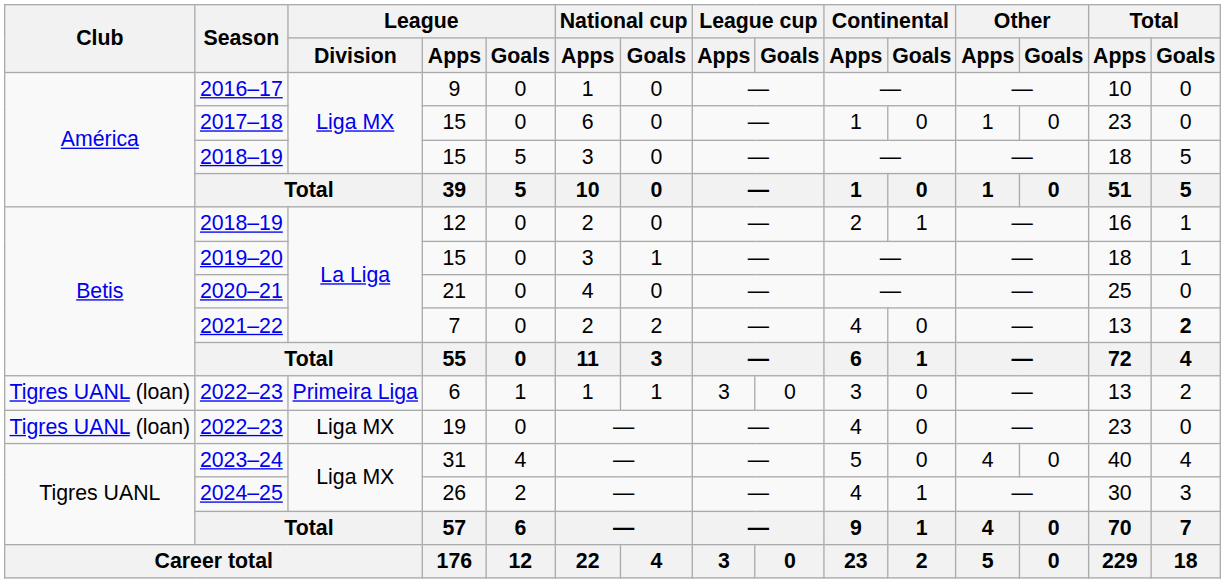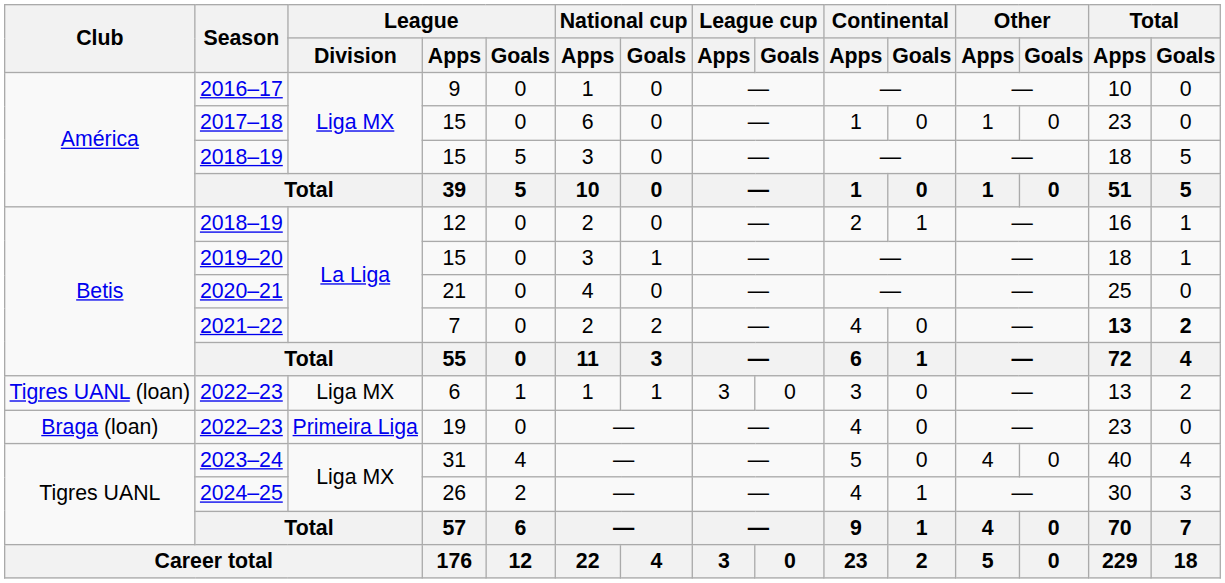(1120, 325) normal -> (1120, 325) bold
(355, 392) Primeira Liga -> (355, 392) Liga MX
(100, 426) Tigres UANL (loan) -> (100, 426) Braga (loan)
(355, 426) Liga MX -> (355, 426) Primeira Liga
